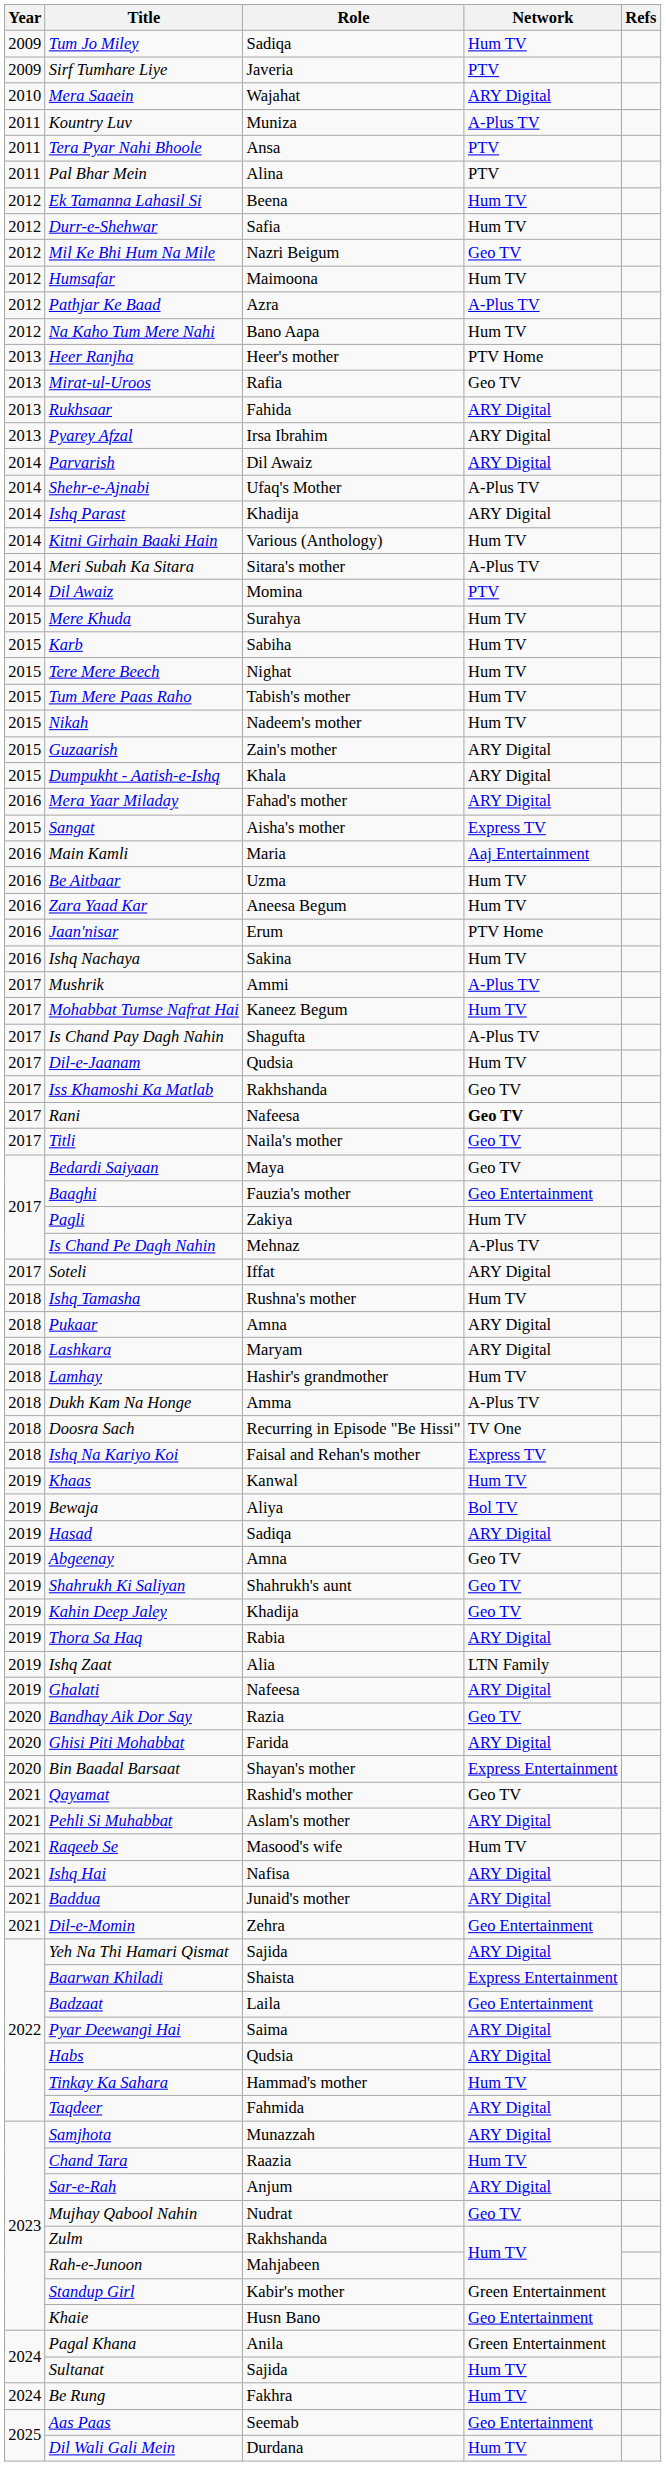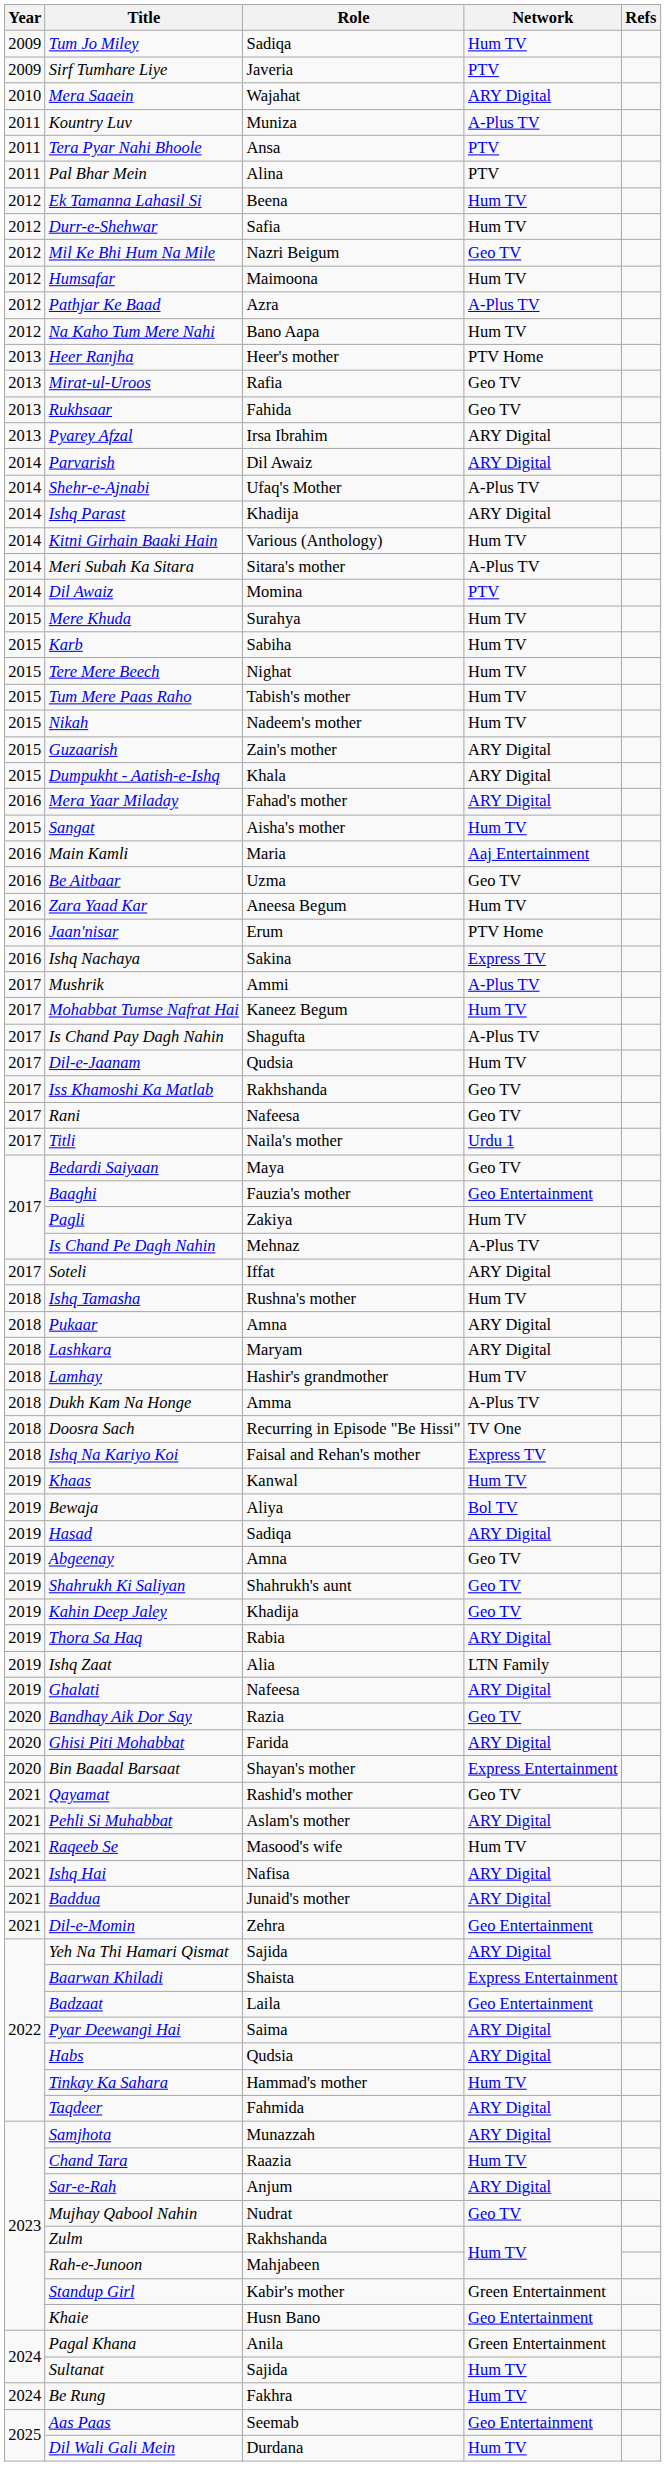(510, 409) ARY Digital -> (495, 409) Geo TV
(507, 827) Express TV -> (497, 827) Hum TV
(497, 880) Hum TV -> (495, 880) Geo TV
(497, 958) Hum TV -> (507, 958) Express TV
(496, 1115) bold -> (495, 1115) normal
(495, 1141) Geo TV -> (491, 1141) Urdu 1
